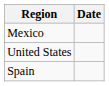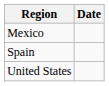rows swapped: (21, 71) <-> (39, 52)
